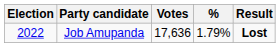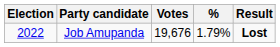(173, 33) 17,636 -> (173, 33) 19,676
